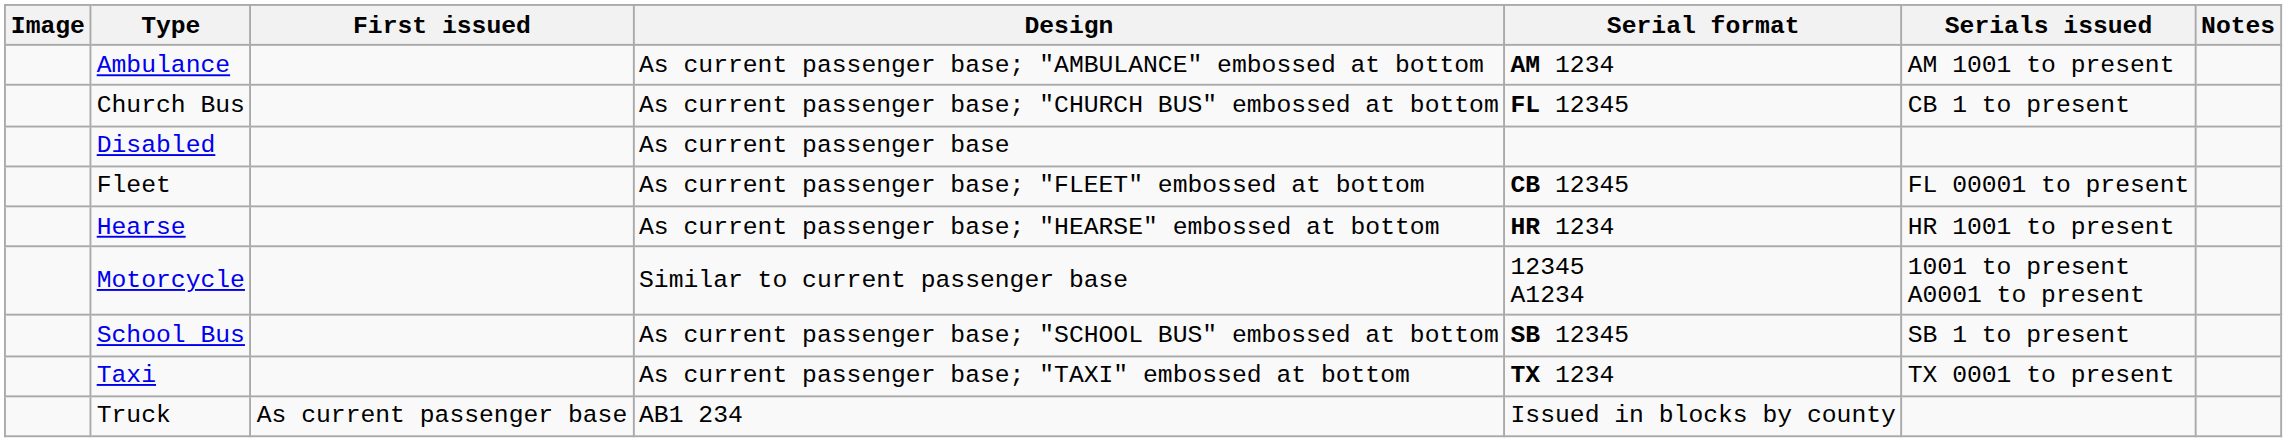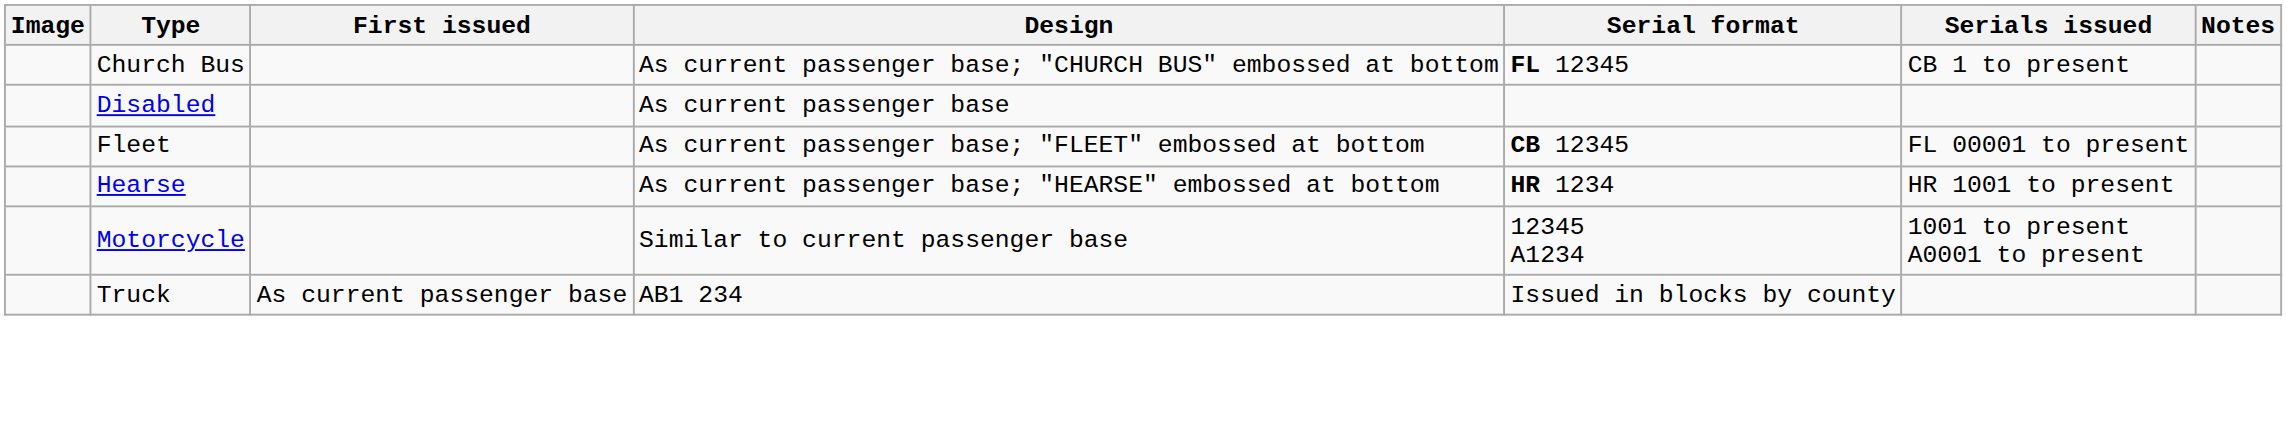- row: (163, 65)
- row: (171, 335)
- row: (126, 376)
